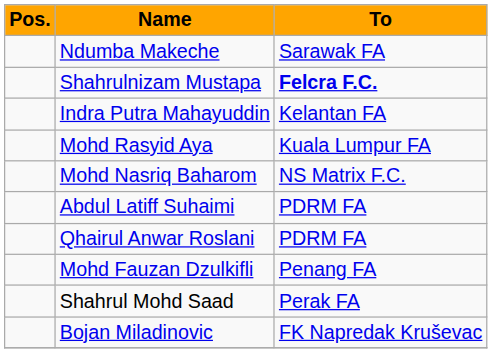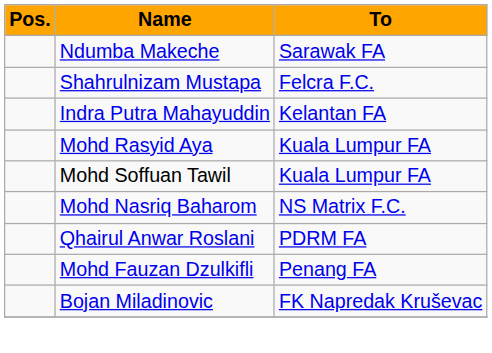(328, 82) bold -> (326, 82) normal
+ row: (145, 176)
- row: (147, 207)
- row: (147, 301)
